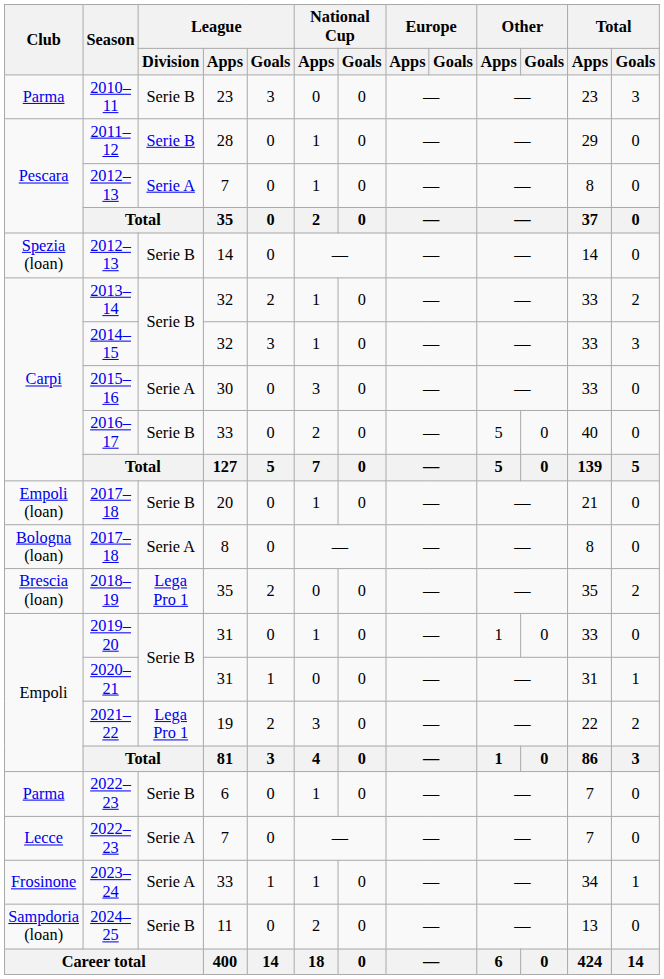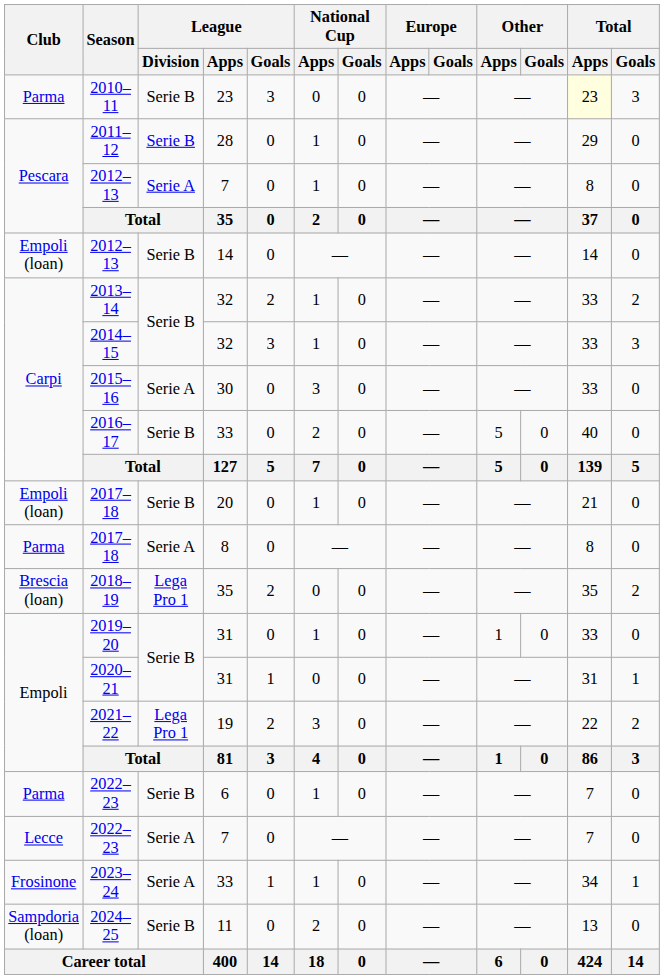(590, 96) no background -> (590, 96) lightyellow background
(44, 255) Spezia (loan) -> (44, 255) Empoli (loan)
(44, 546) Bologna (loan) -> (44, 546) Parma
